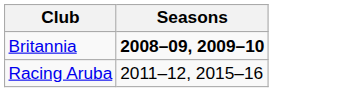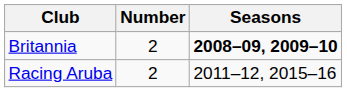+ column: (153, 18)
